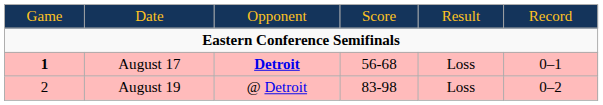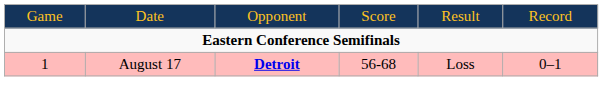(45, 64) bold -> (45, 64) normal
- row: (149, 87)
